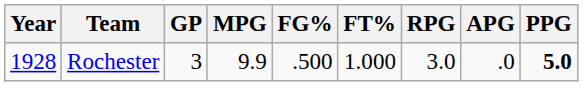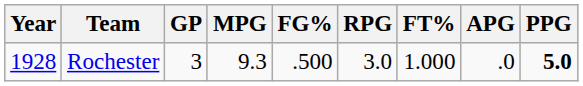columns swapped: (370, 23) <-> (431, 23)
(252, 61) 9.9 -> (252, 61) 9.3
